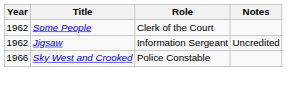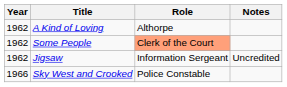+ row: (68, 27)
(175, 27) no background -> (175, 43) lightsalmon background
